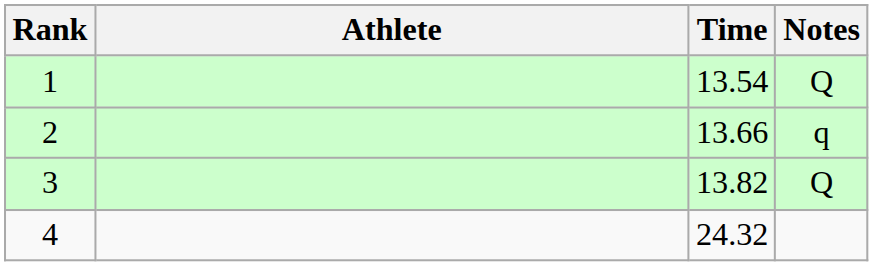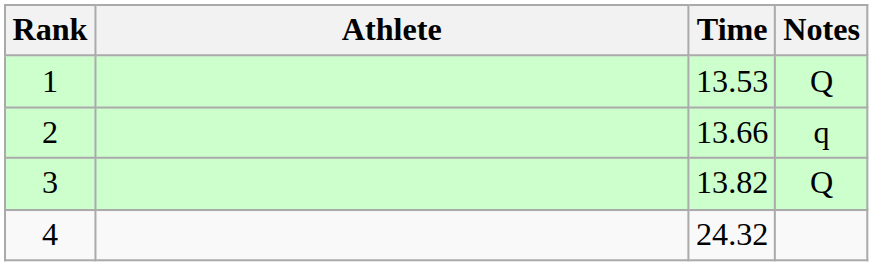(732, 81) 13.54 -> (732, 81) 13.53
